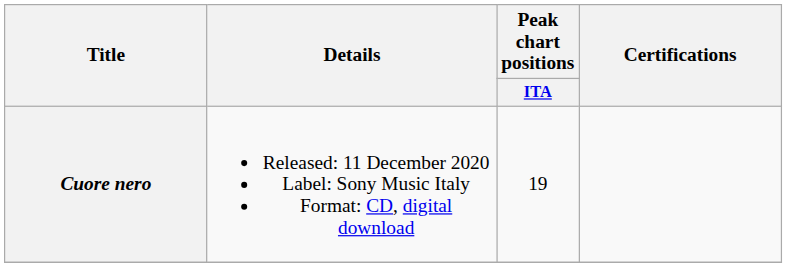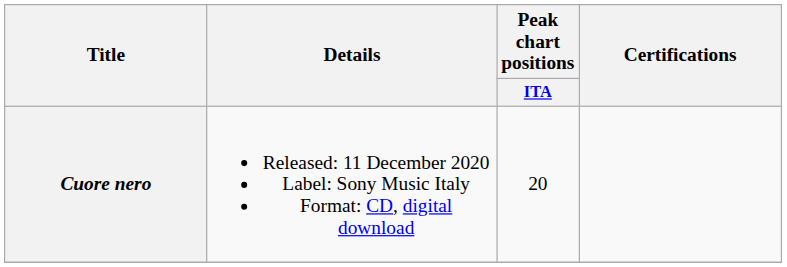(538, 184) 19 -> (538, 184) 20
